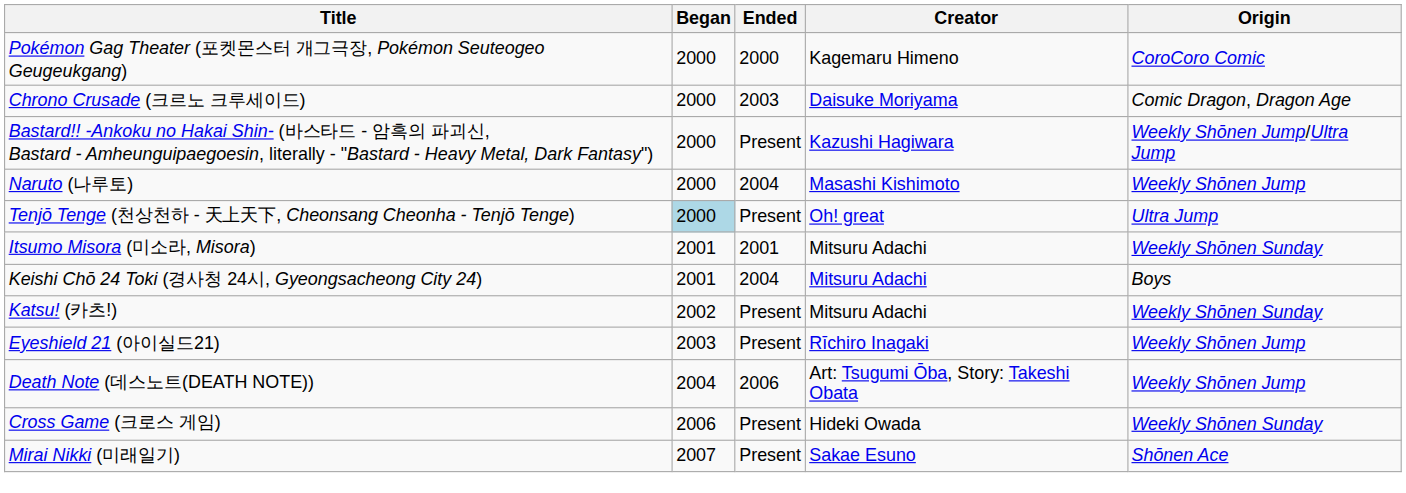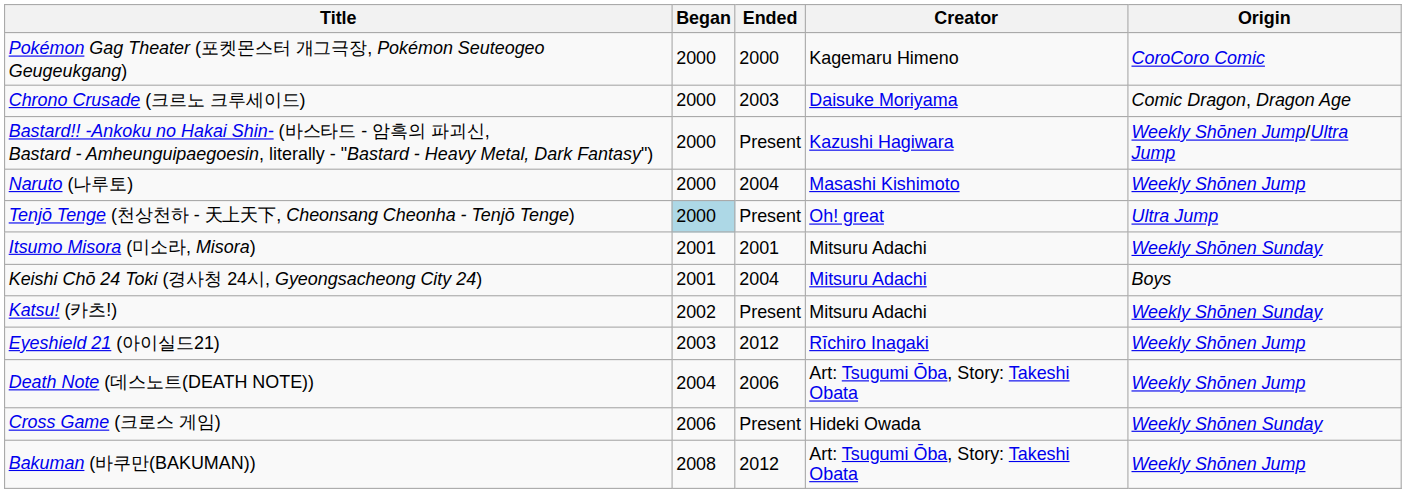(770, 343) Present -> (759, 343) 2012
- row: (94, 454)
+ row: (132, 463)
